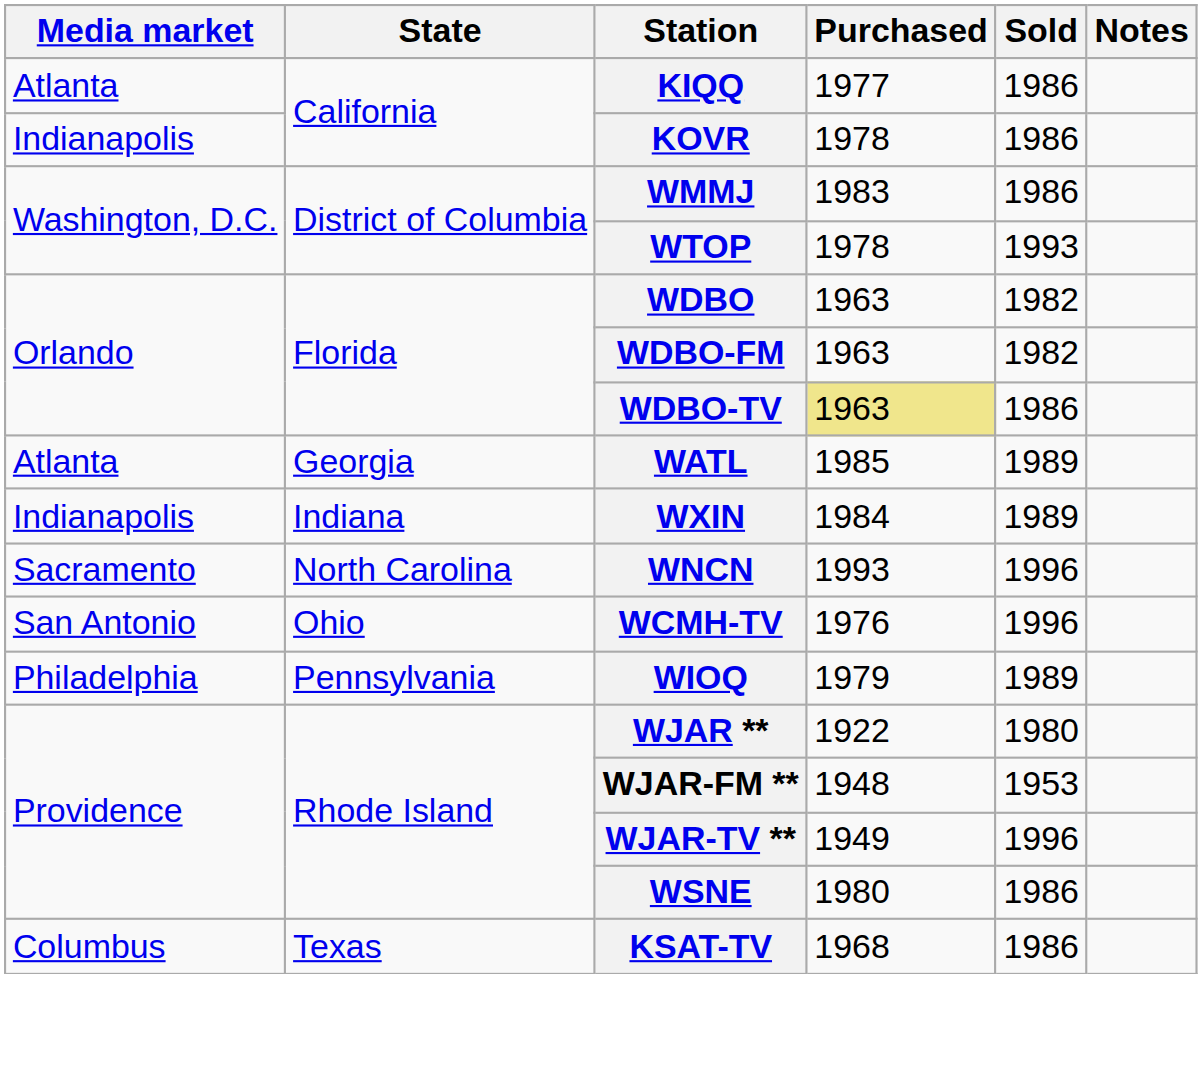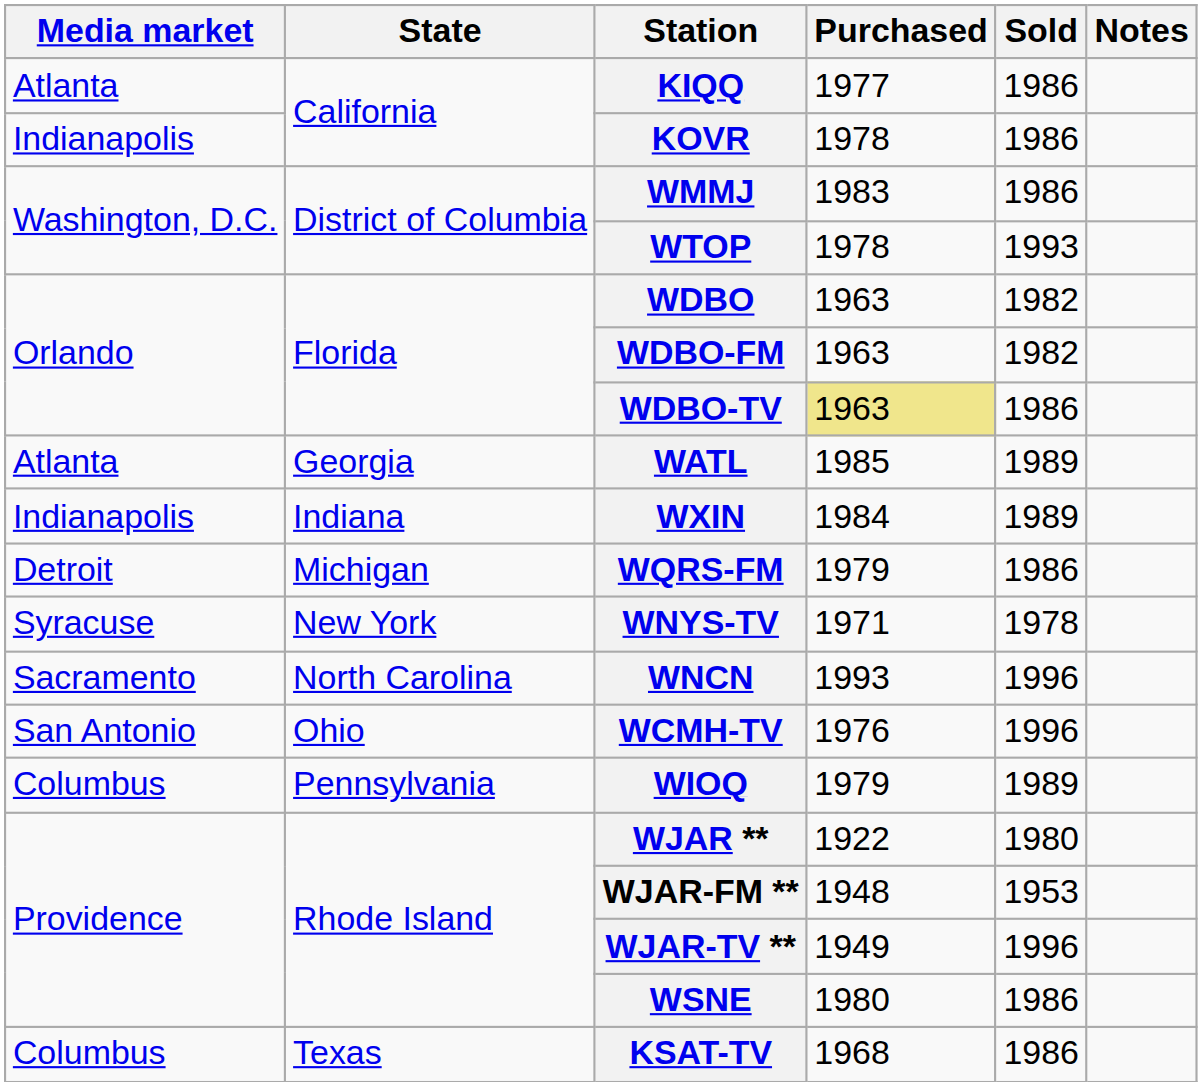+ row: (701, 569)
+ row: (701, 623)
(105, 676) Philadelphia -> (89, 784) Columbus
